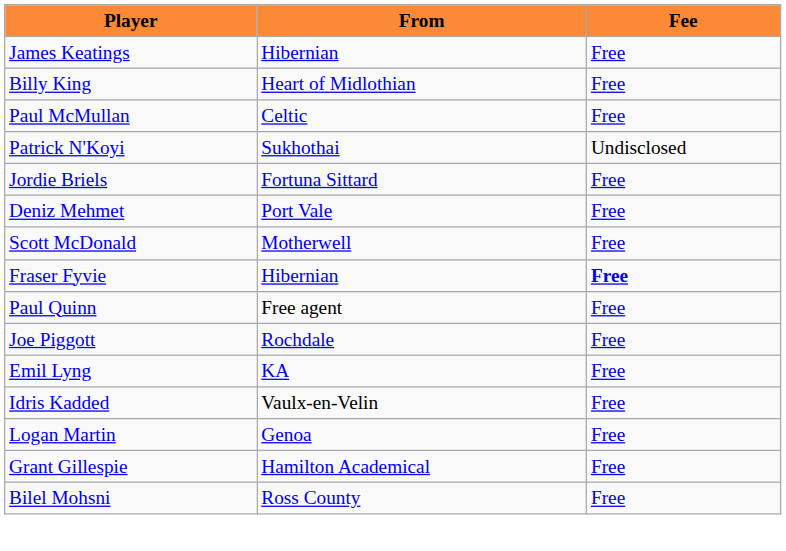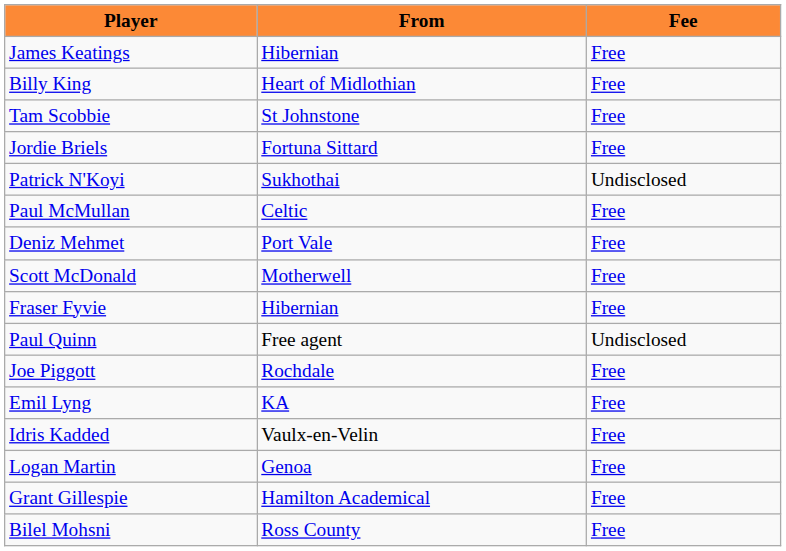+ row: (60, 116)
rows swapped: (69, 116) <-> (58, 179)
(609, 275) bold -> (608, 307) normal
(608, 307) Free -> (639, 338) Undisclosed
